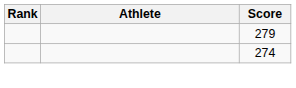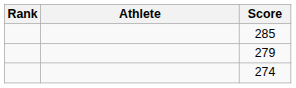+ row: (265, 33)
